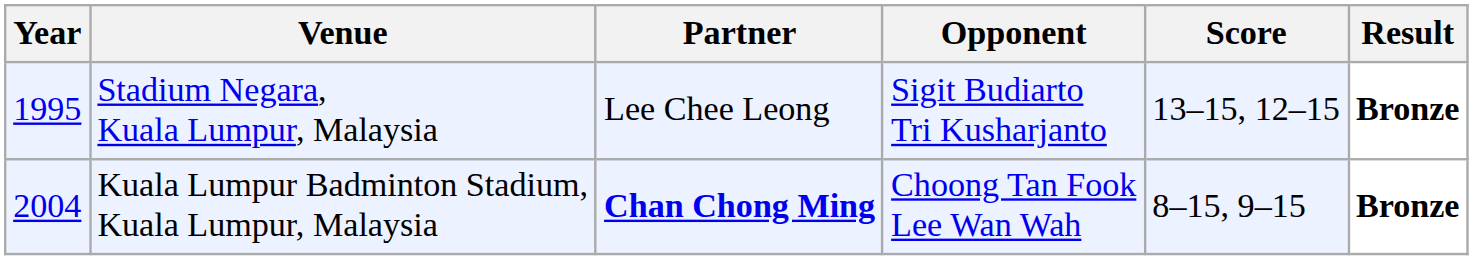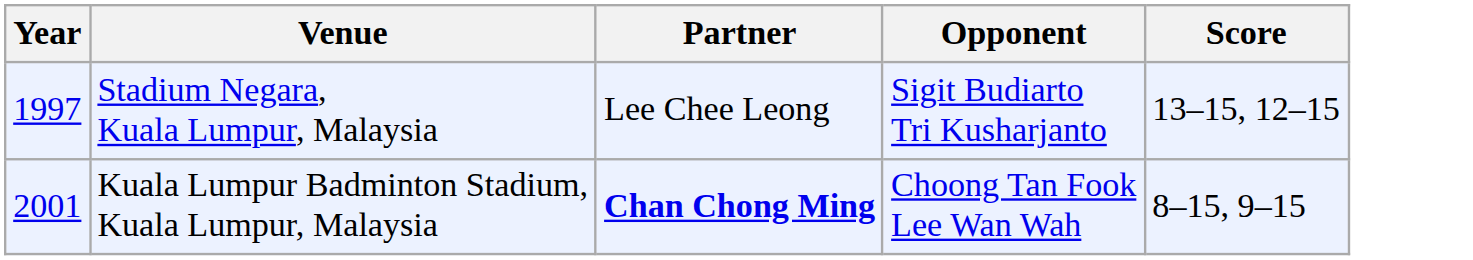- column: (1408, 33)
(47, 109) 1995 -> (47, 109) 1997
(47, 206) 2004 -> (47, 206) 2001
